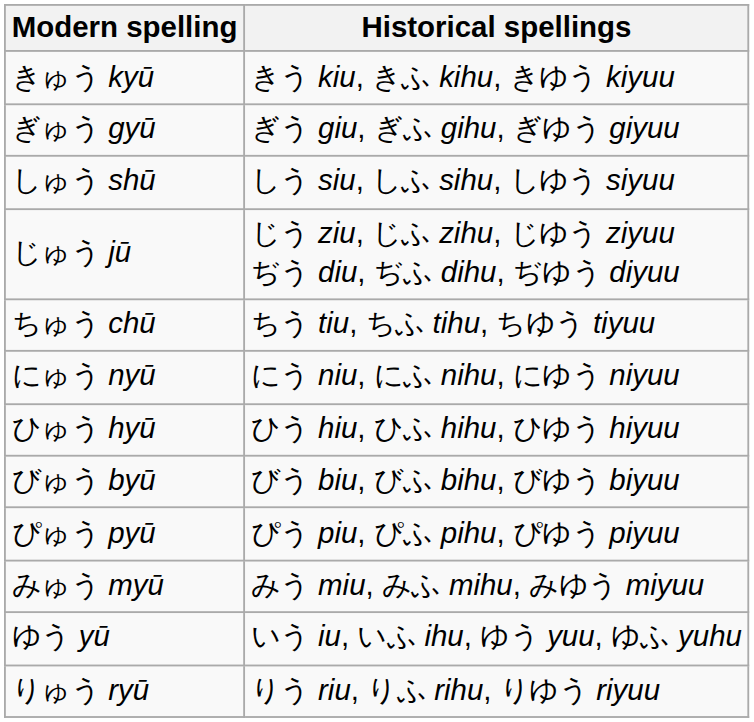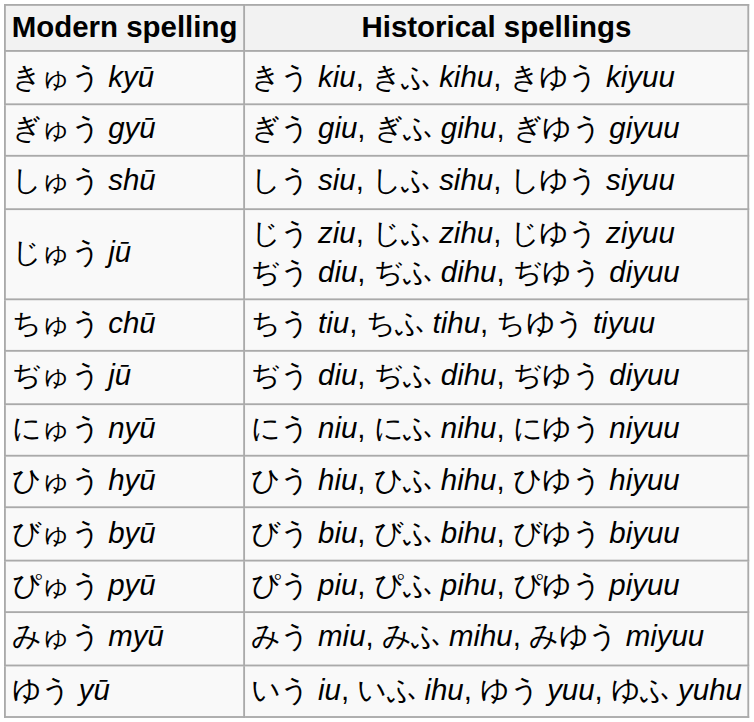+ row: (71, 376)
- row: (80, 689)
